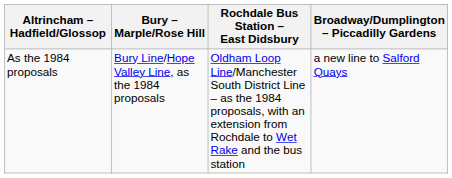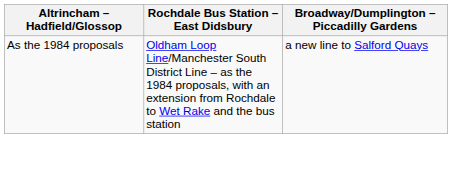- column: (160, 26)
